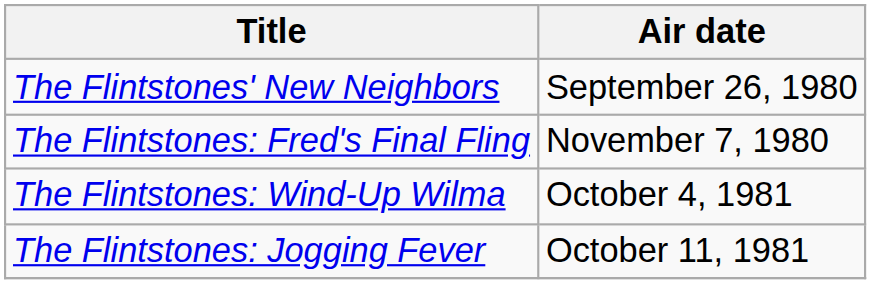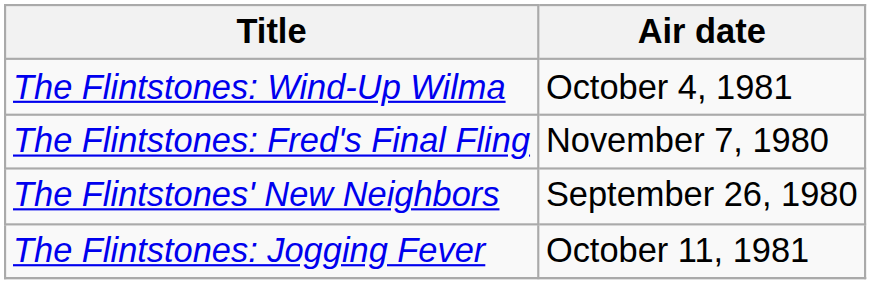rows swapped: (256, 86) <-> (259, 195)
